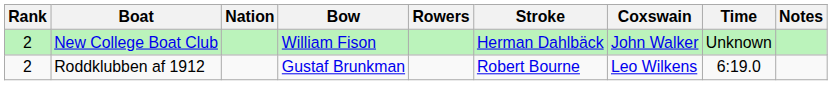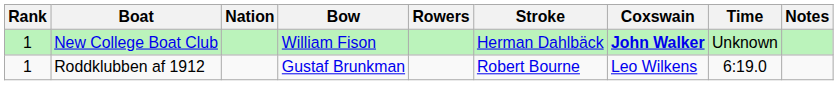(28, 42) 2 -> (28, 42) 1
(655, 42) normal -> (658, 42) bold
(28, 67) 2 -> (28, 67) 1
